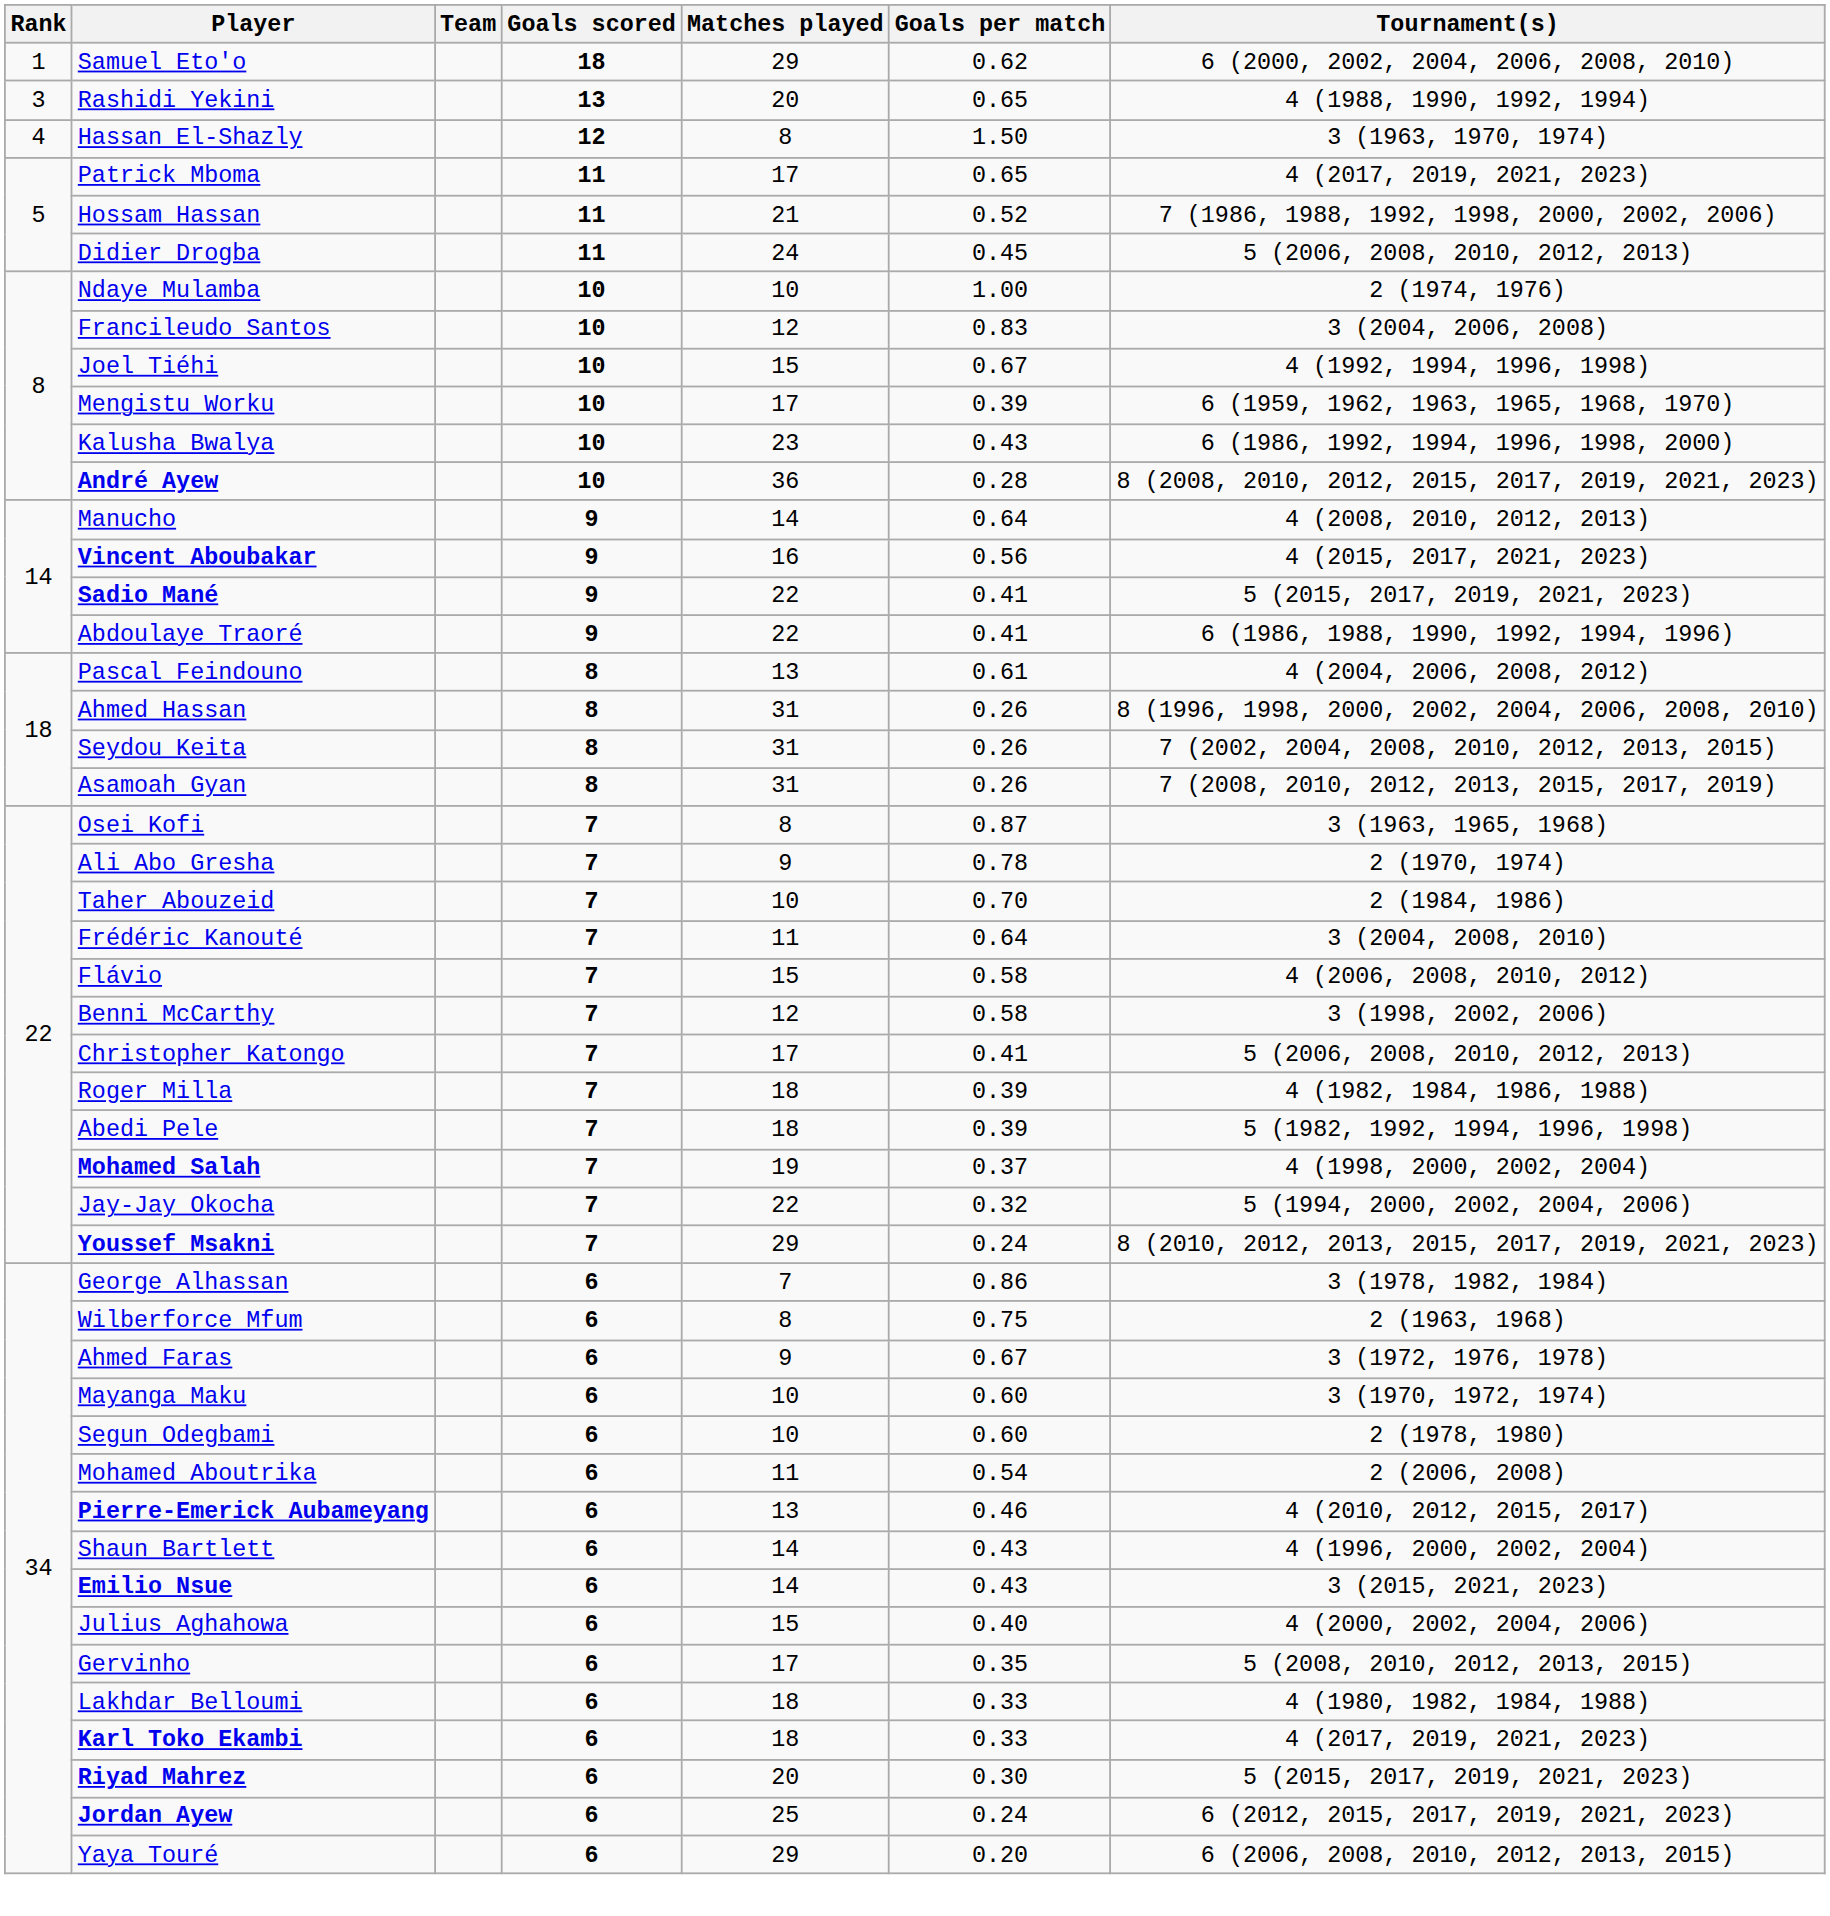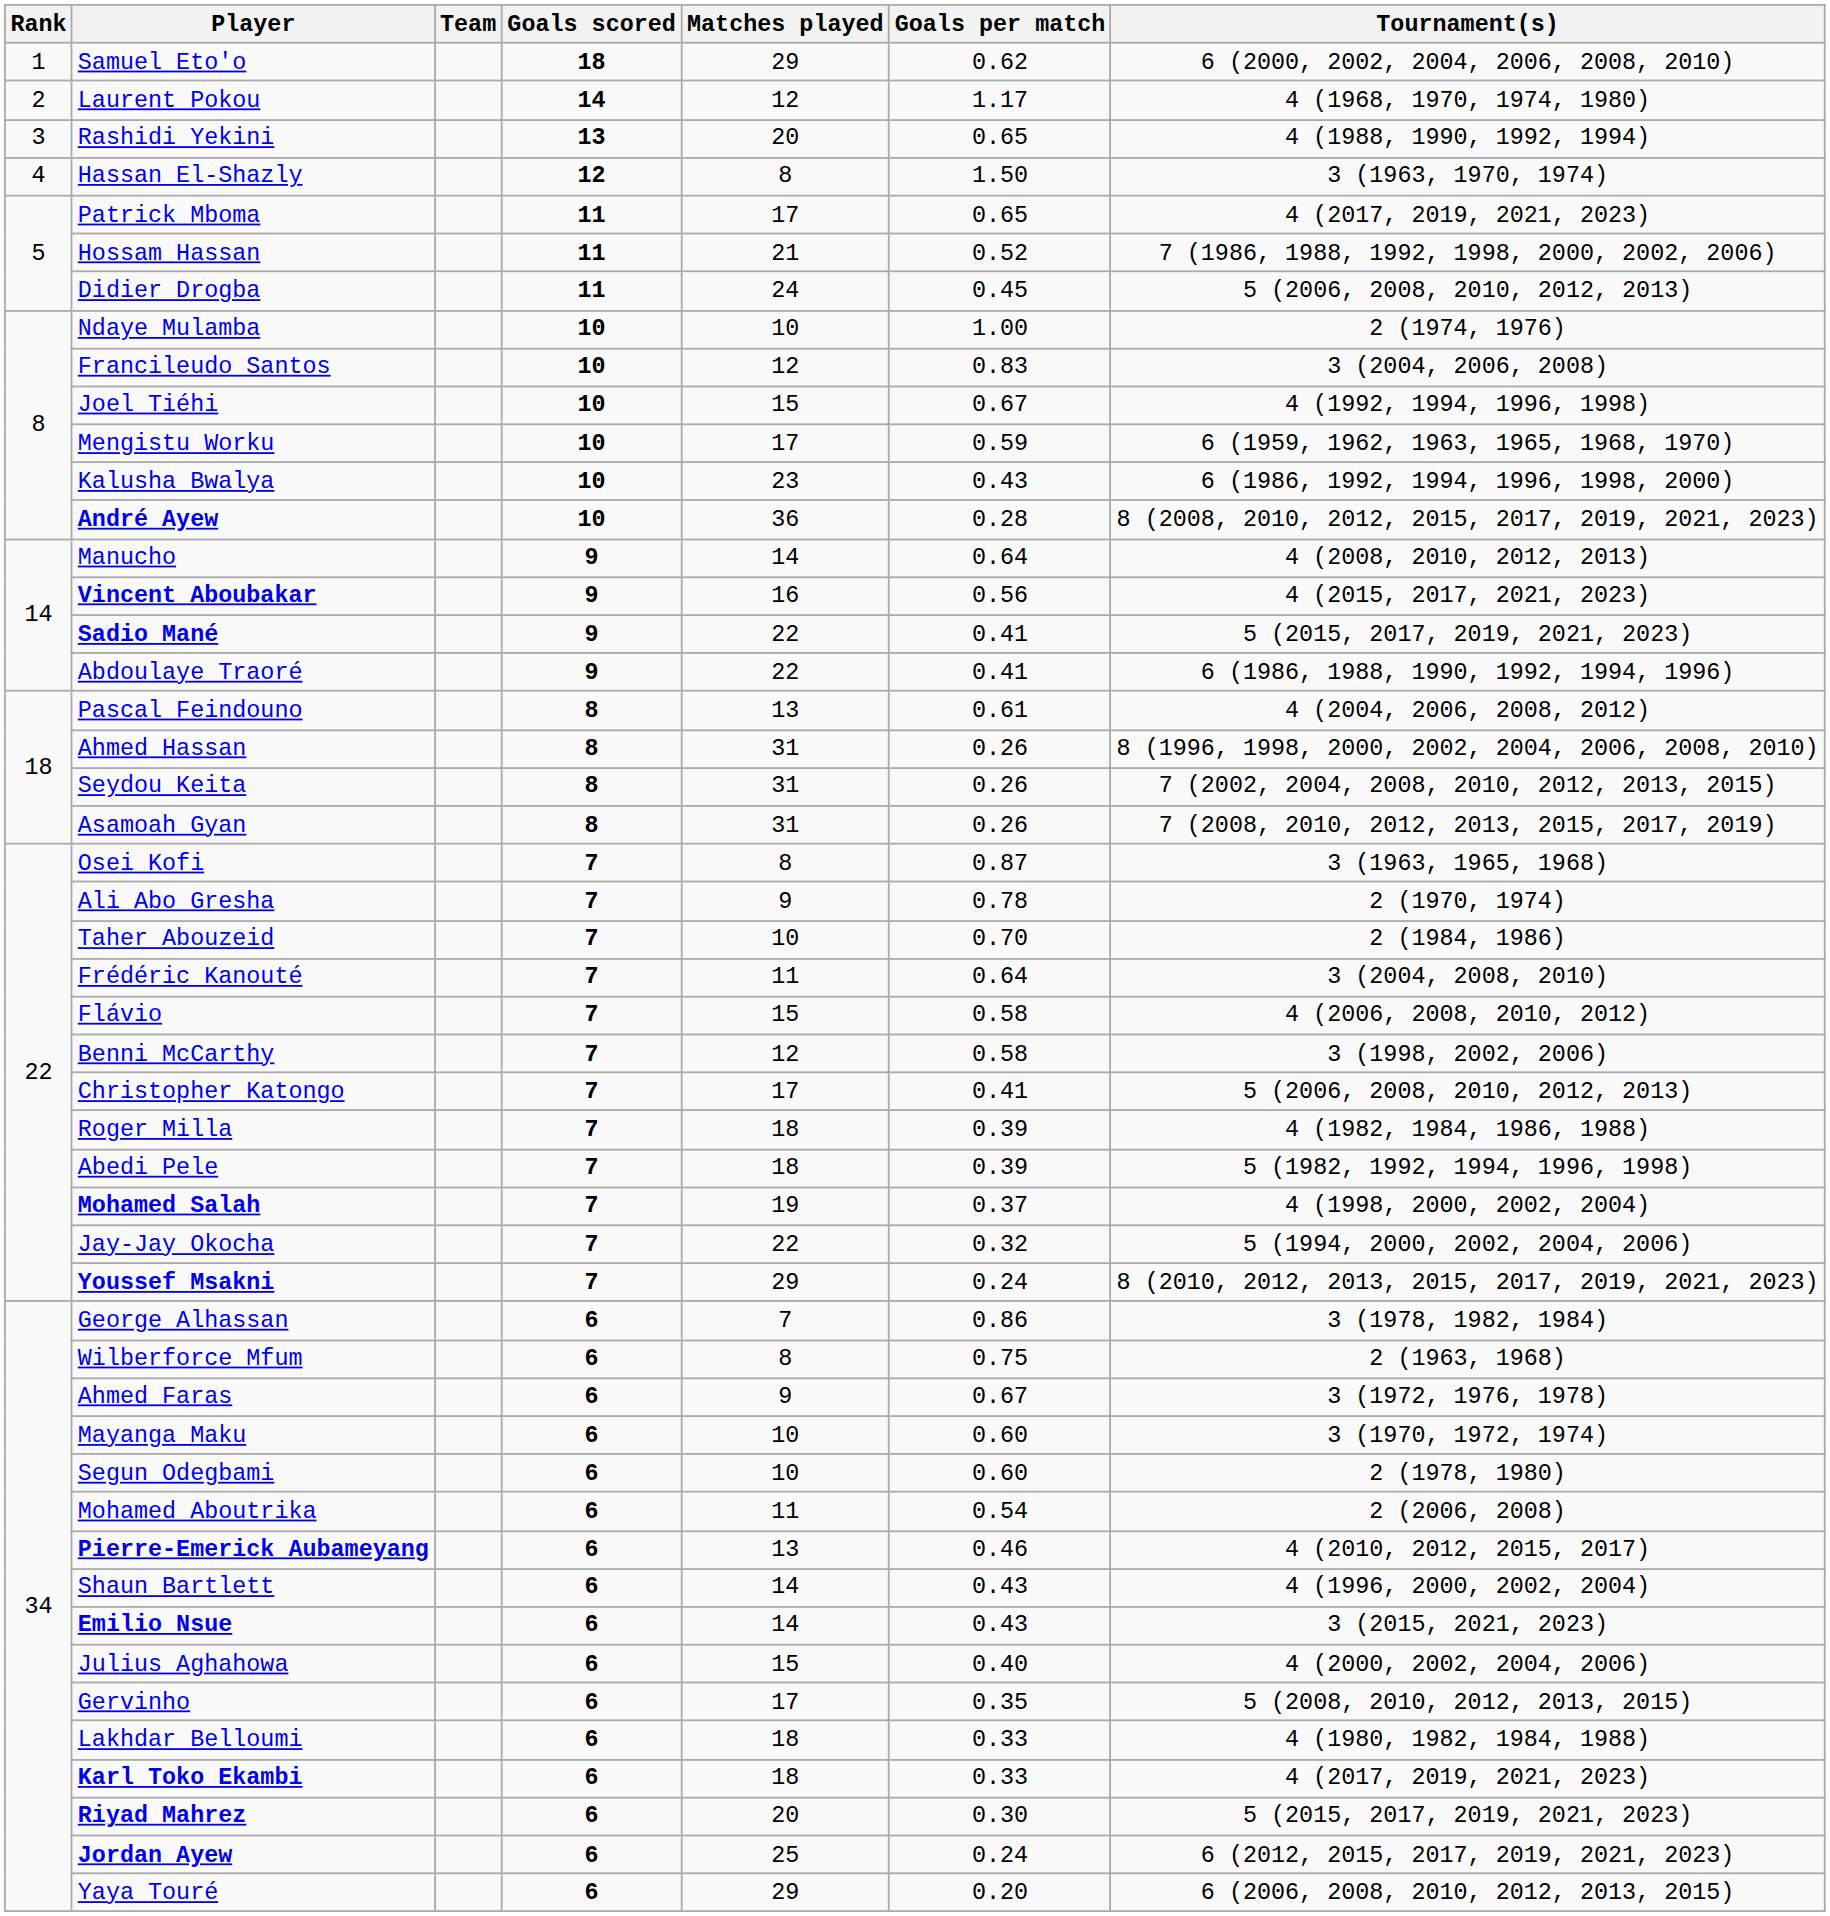+ row: (169, 100)
(1000, 405) 0.39 -> (1000, 443) 0.59
